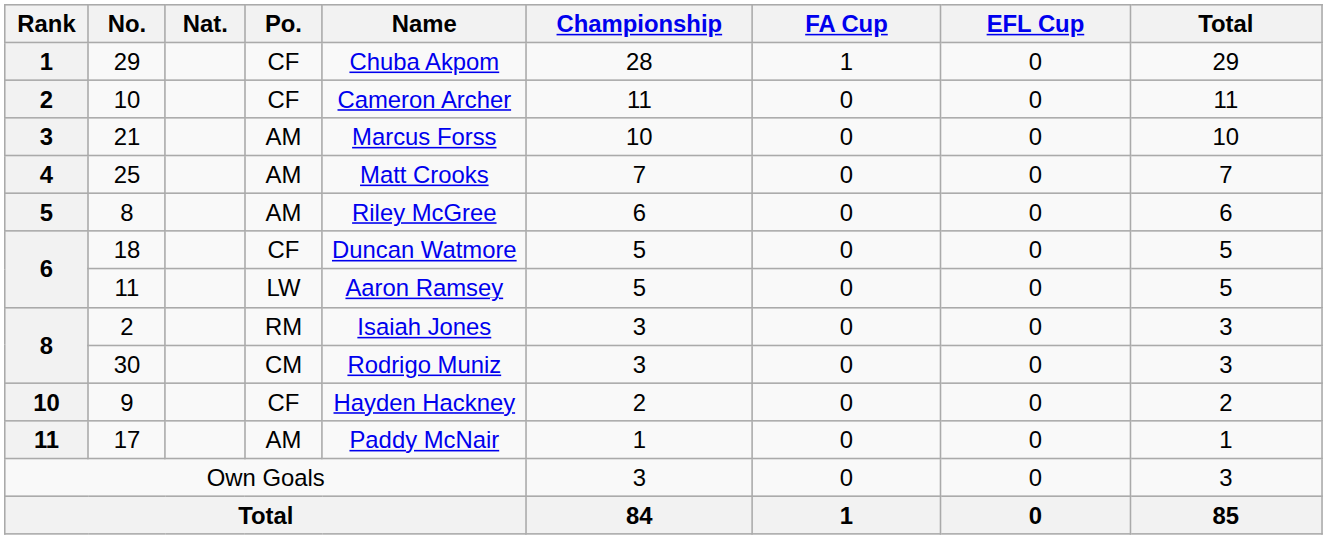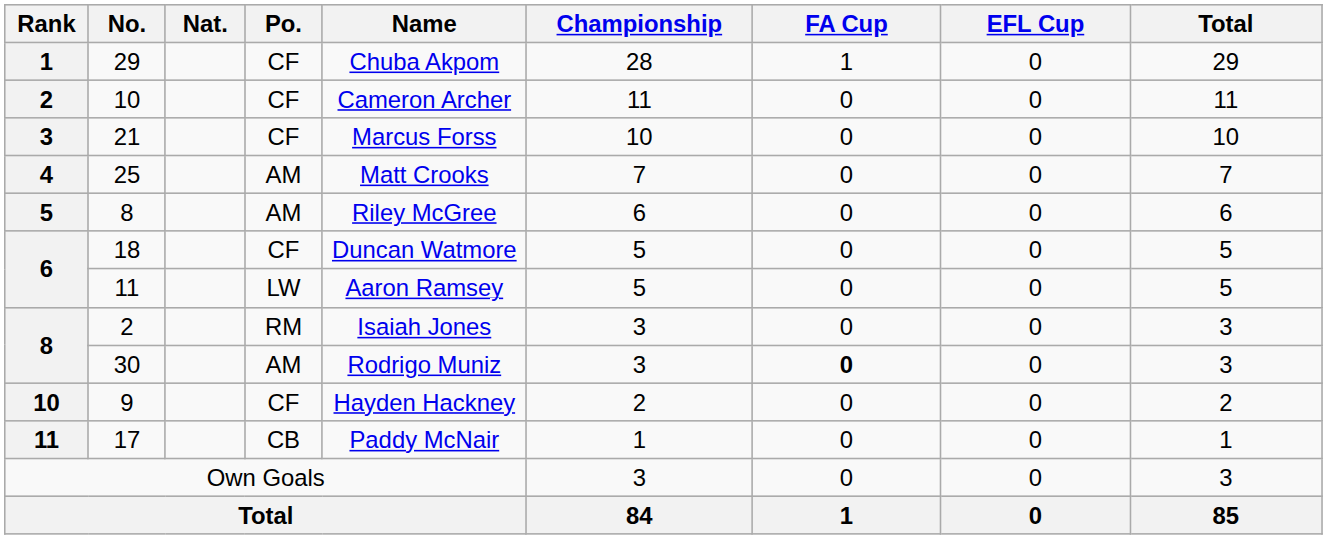(283, 137) AM -> (283, 137) CF
(283, 364) CM -> (283, 364) AM
(846, 364) normal -> (846, 364) bold
(283, 439) AM -> (283, 439) CB
